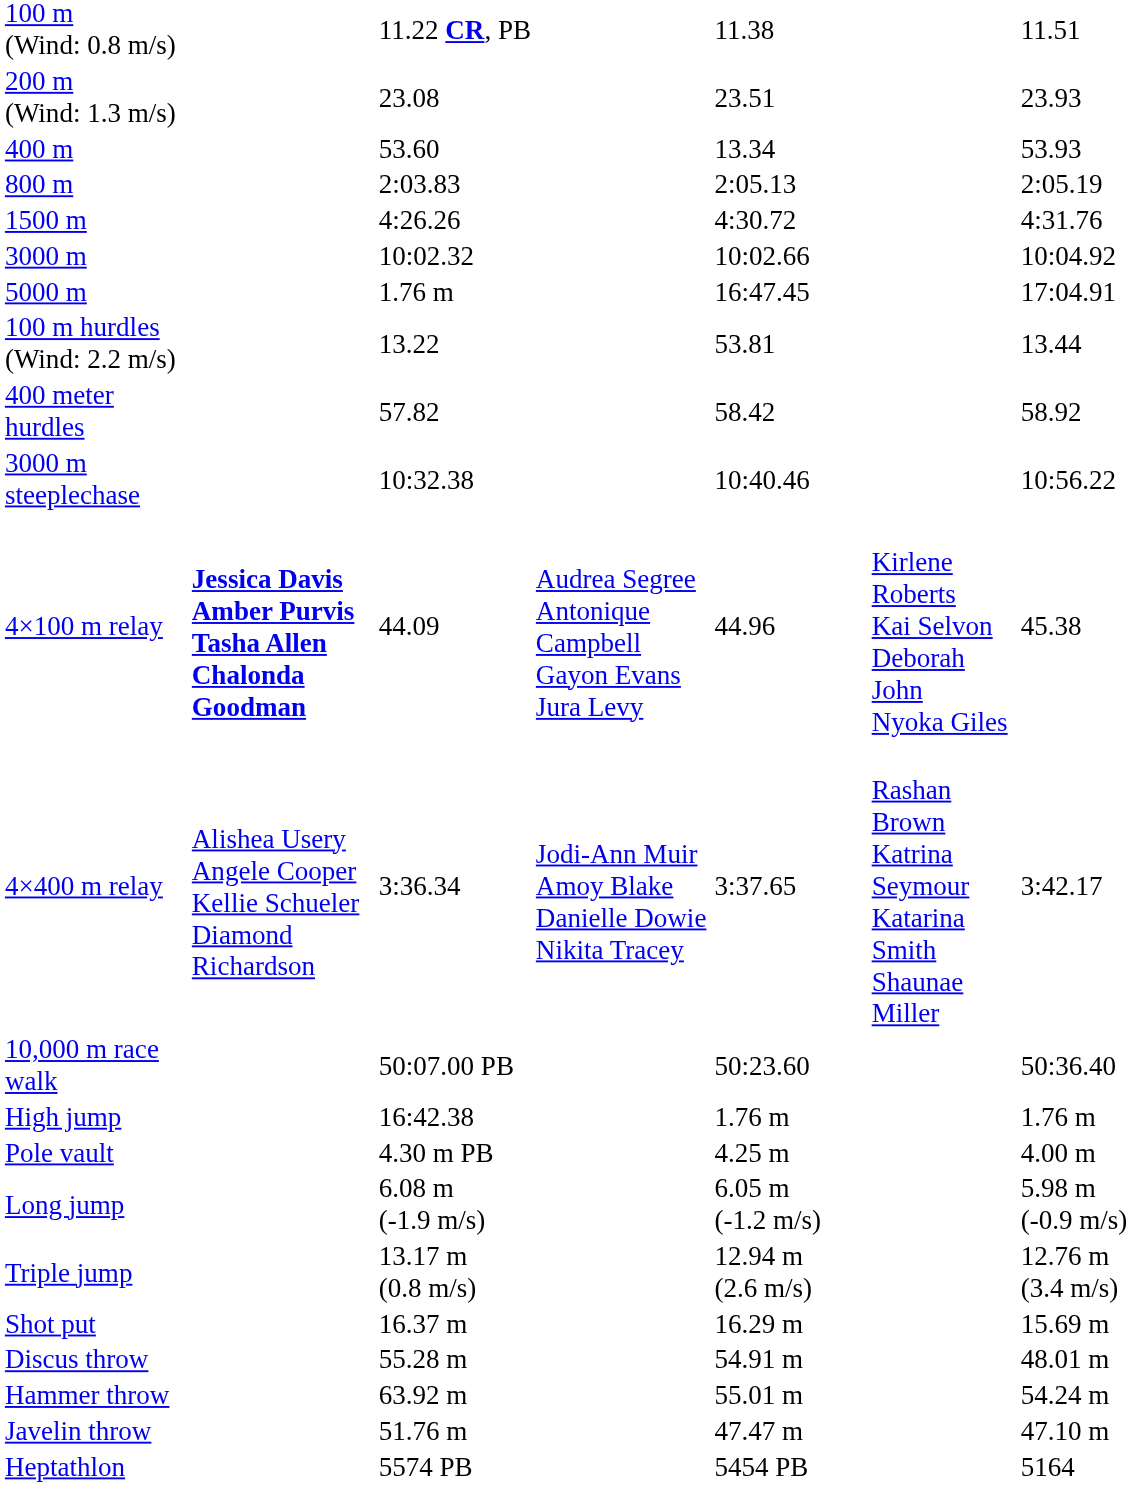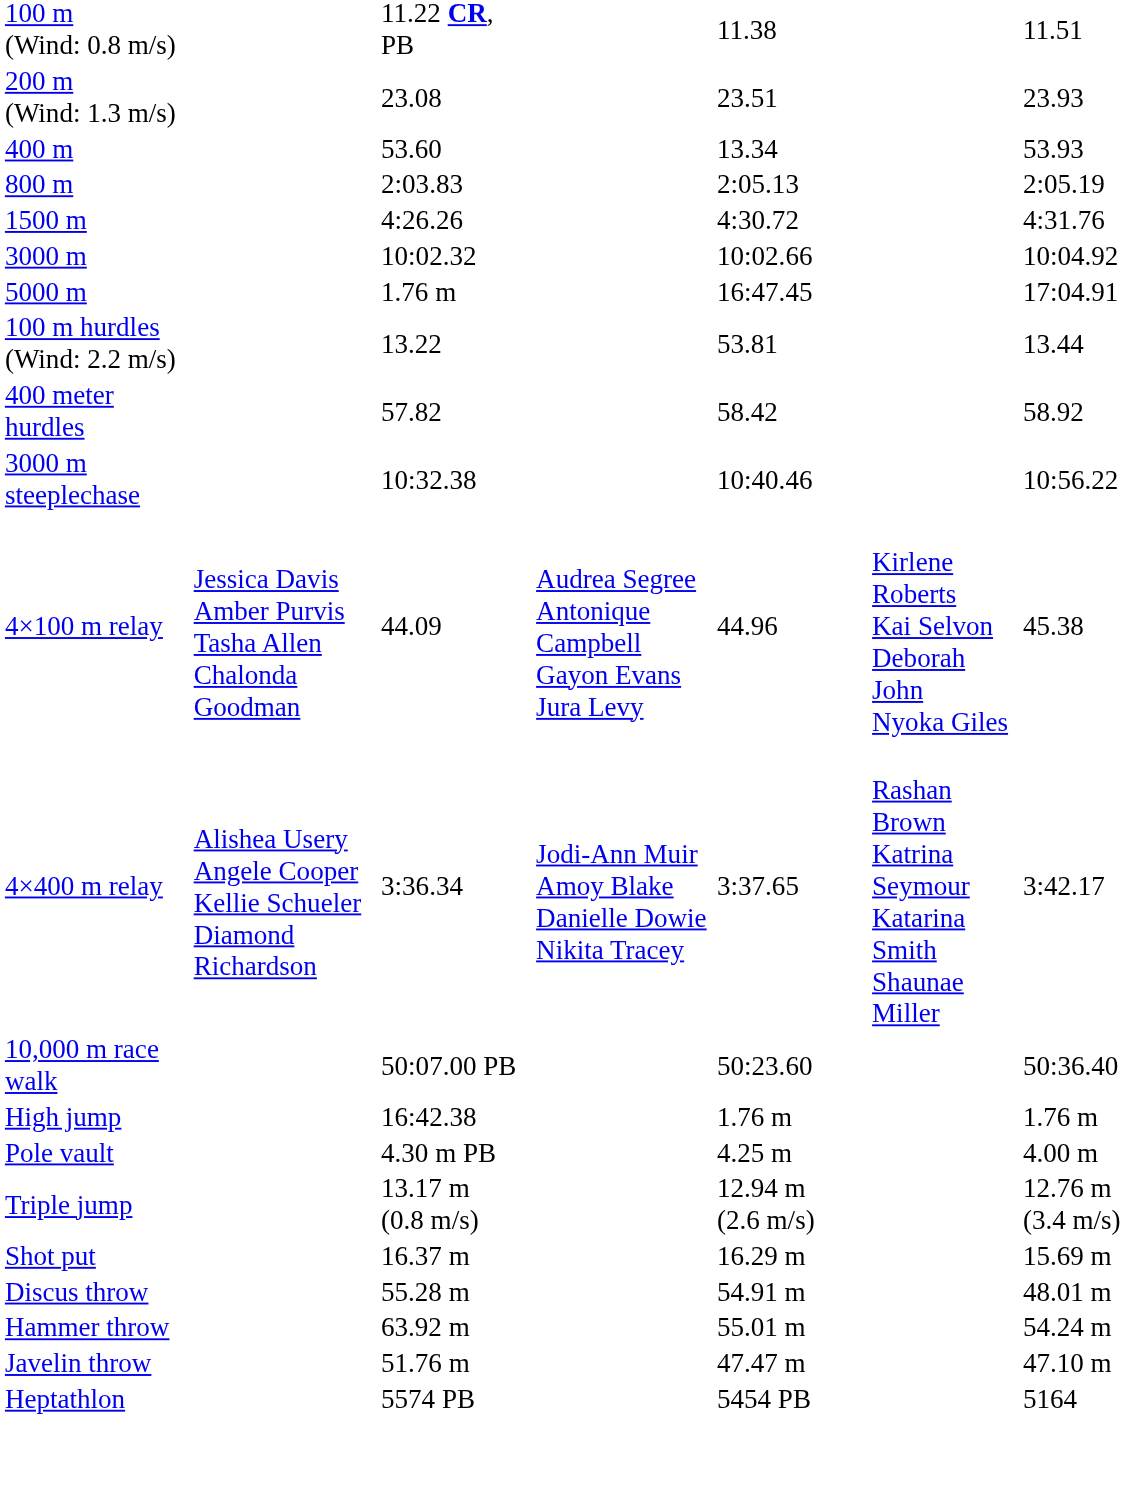(273, 642) bold -> (269, 642) normal
- row: (65, 1204)
